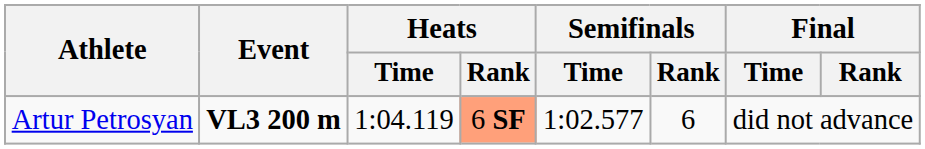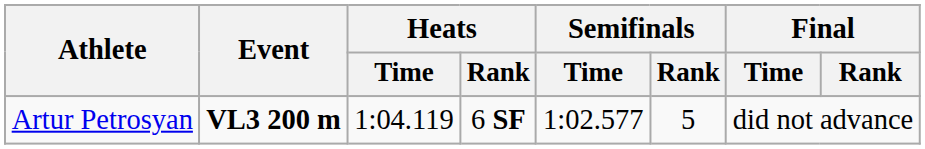(498, 119) lightsalmon background -> (498, 119) no background
(688, 119) 6 -> (688, 119) 5
